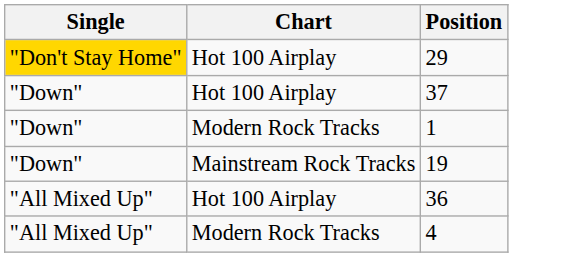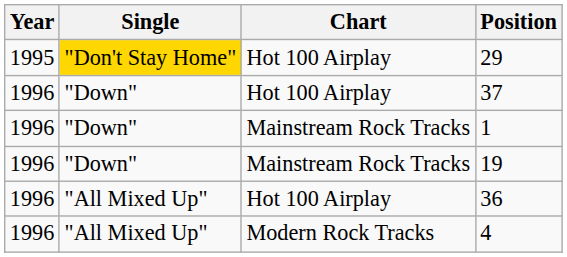+ column: (32, 22)
(286, 127) Modern Rock Tracks -> (358, 127) Mainstream Rock Tracks
